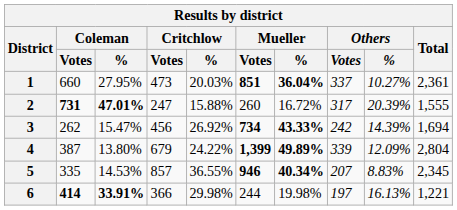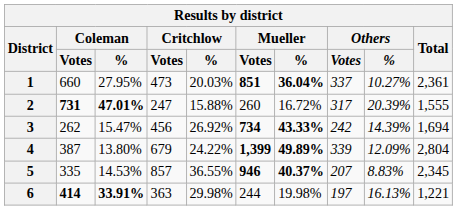(301, 171) 40.34% -> (301, 171) 40.37%
(161, 194) 366 -> (161, 194) 363
